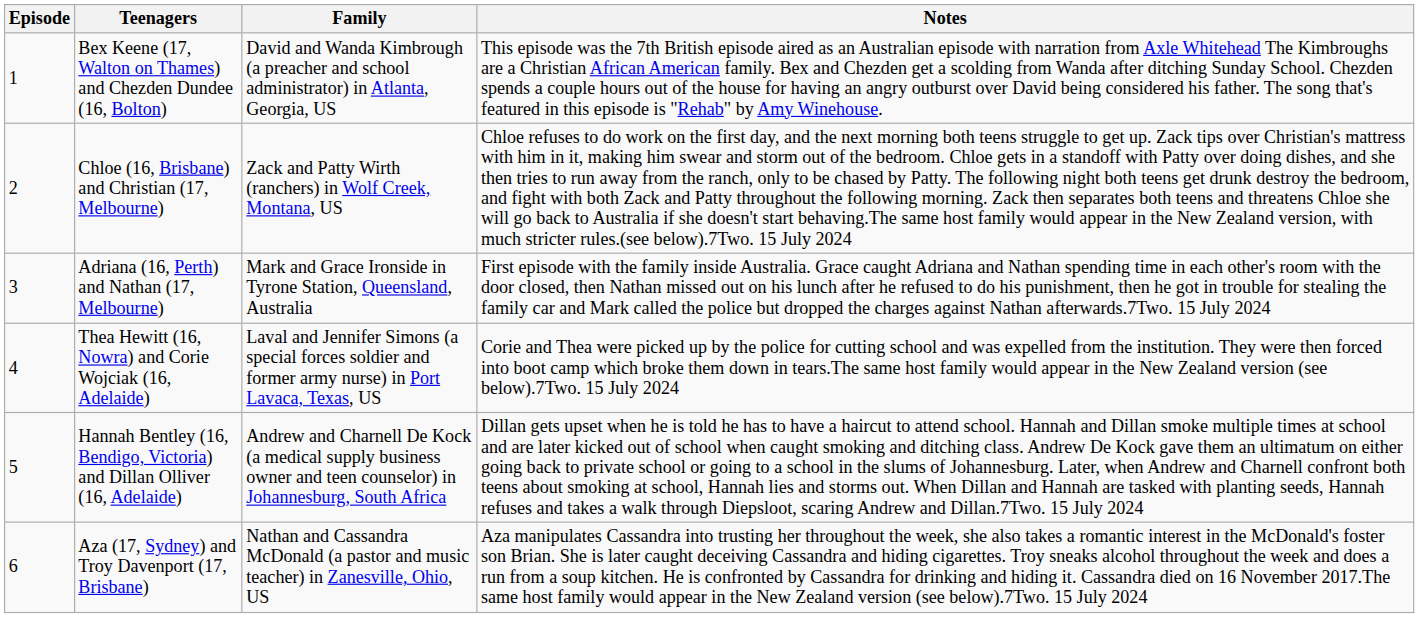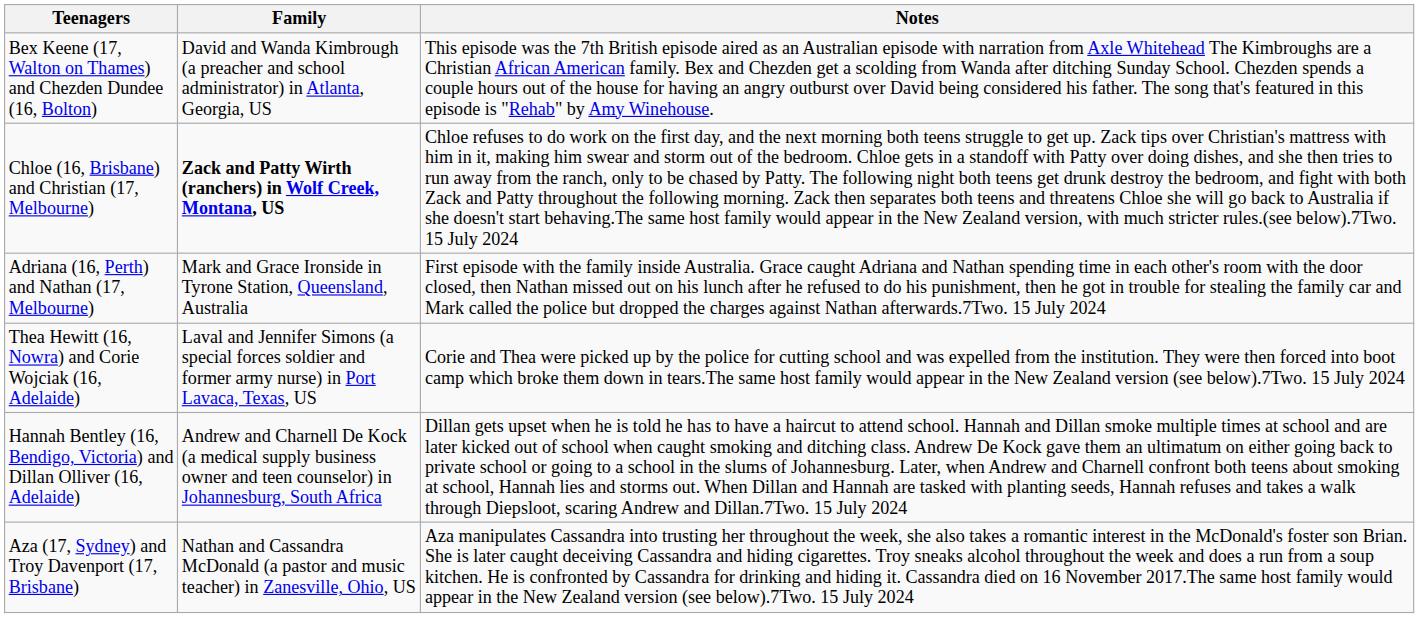- column: (39, 18)
(338, 188) normal -> (280, 188) bold
